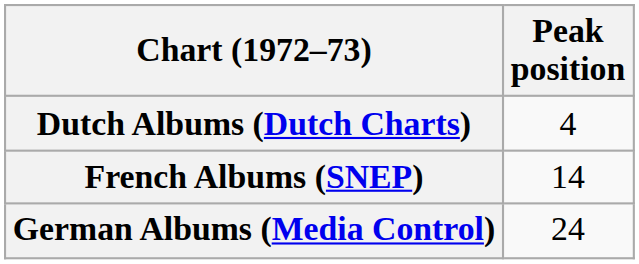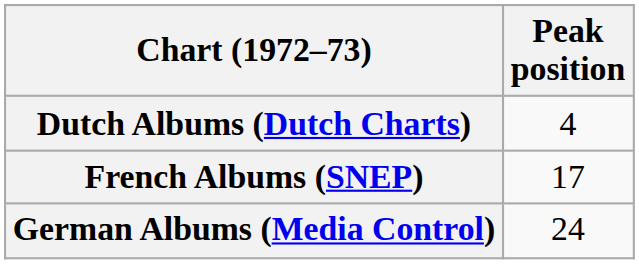(568, 176) 14 -> (568, 176) 17
